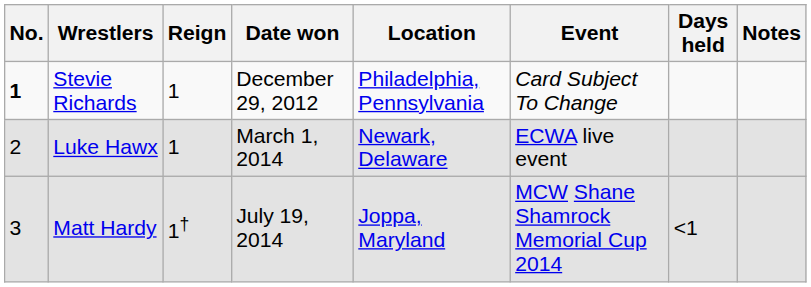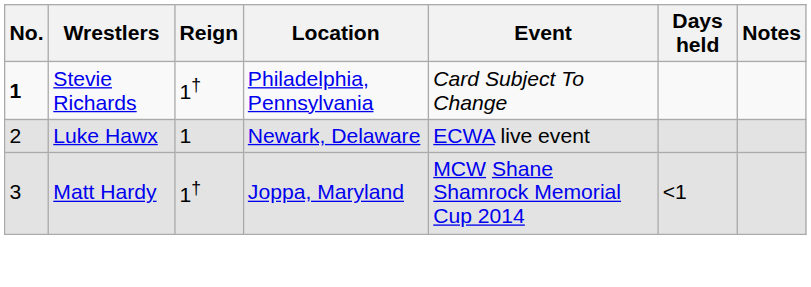- column: (292, 33)
(174, 90) 1 -> (190, 90) 1†
